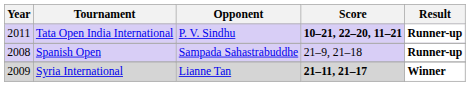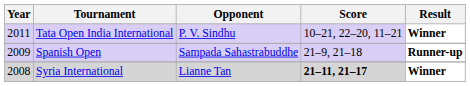(353, 33) bold -> (353, 33) normal
(435, 33) Runner-up -> (427, 33) Winner
(19, 52) 2008 -> (19, 52) 2009
(19, 72) 2009 -> (19, 72) 2008
